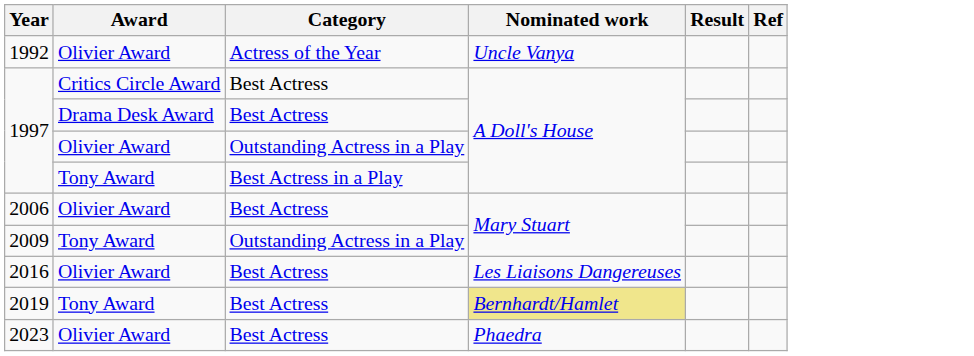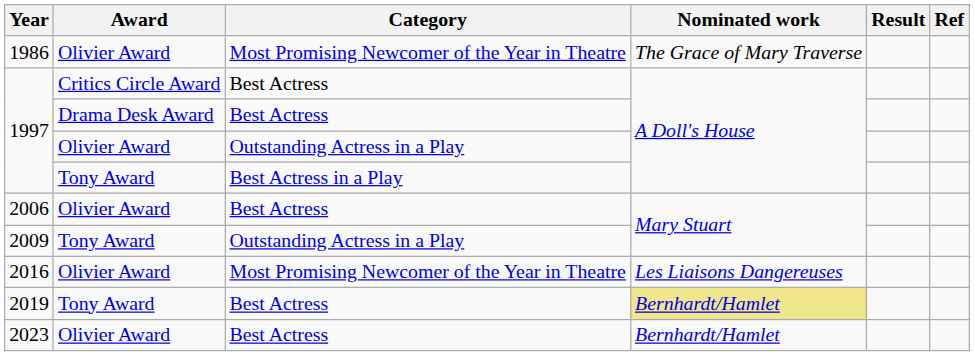+ row: (29, 51)
- row: (29, 51)
(279, 271) Best Actress -> (428, 271) Most Promising Newcomer of the Year in Theatre
(508, 334) Phaedra -> (707, 334) Bernhardt/Hamlet
